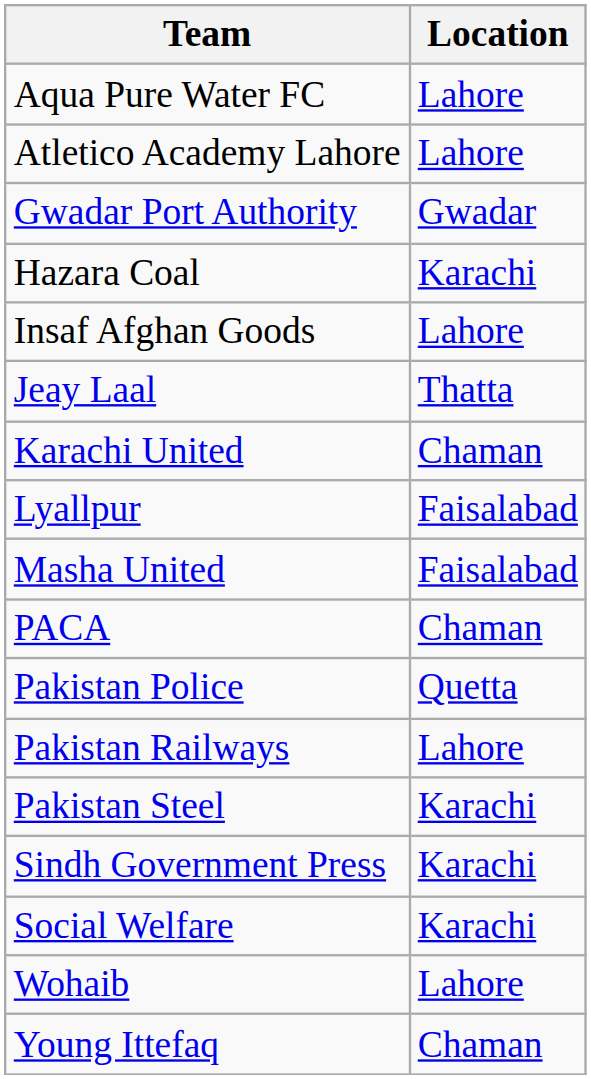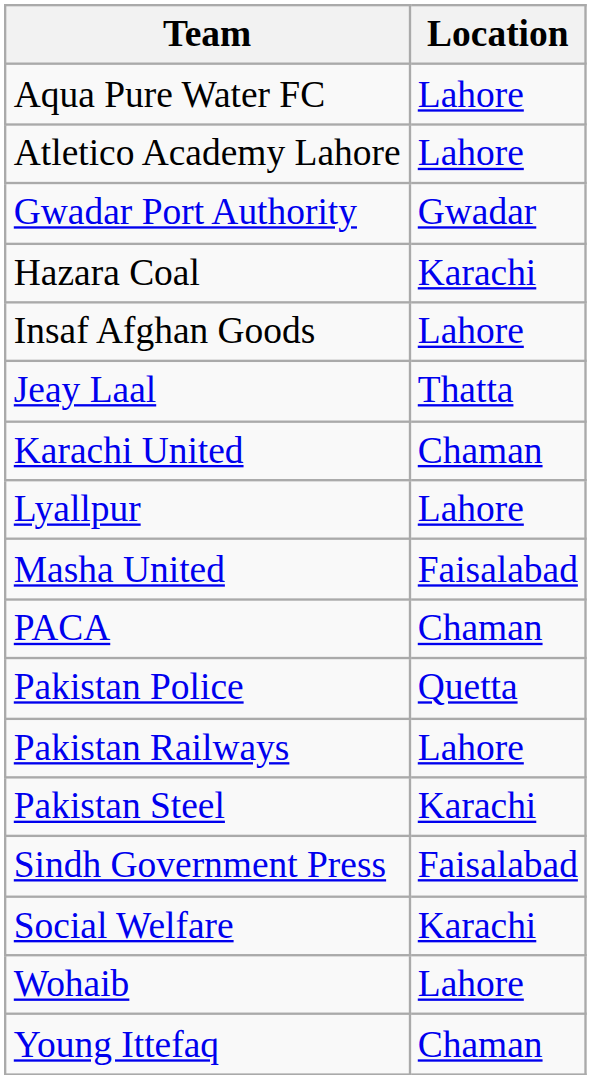(498, 509) Faisalabad -> (471, 509) Lahore
(477, 865) Karachi -> (498, 865) Faisalabad
